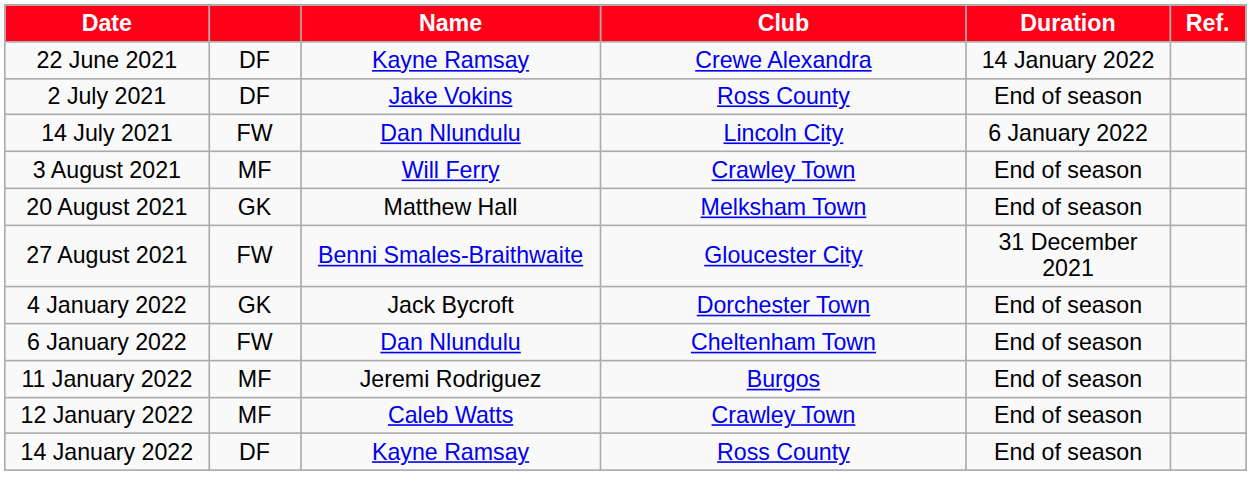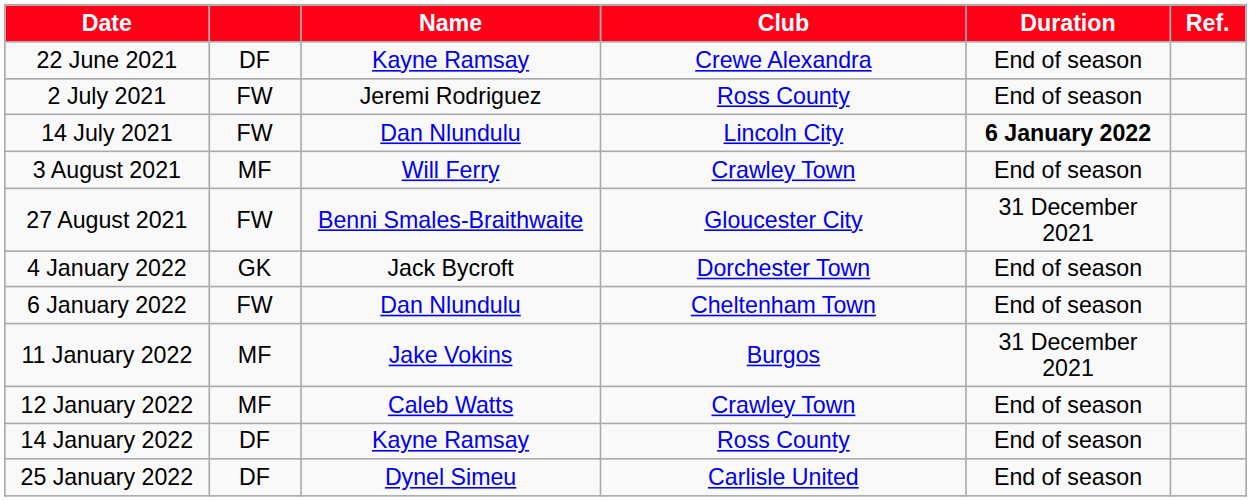(1068, 60) 14 January 2022 -> (1068, 60) End of season
(255, 97) DF -> (255, 97) FW
(451, 97) Jake Vokins -> (451, 97) Jeremi Rodriguez
(1068, 133) normal -> (1068, 133) bold
- row: (107, 207)
(451, 379) Jeremi Rodriguez -> (451, 355) Jake Vokins
(1068, 379) End of season -> (1068, 355) 31 December 2021
+ row: (107, 478)
